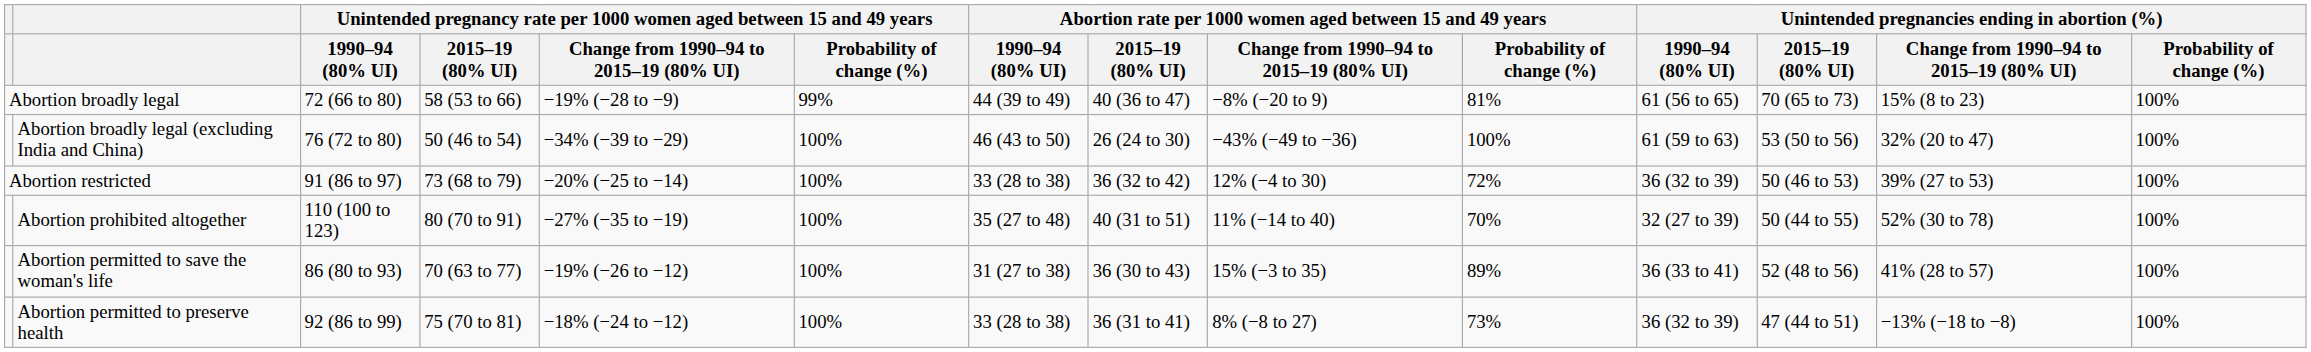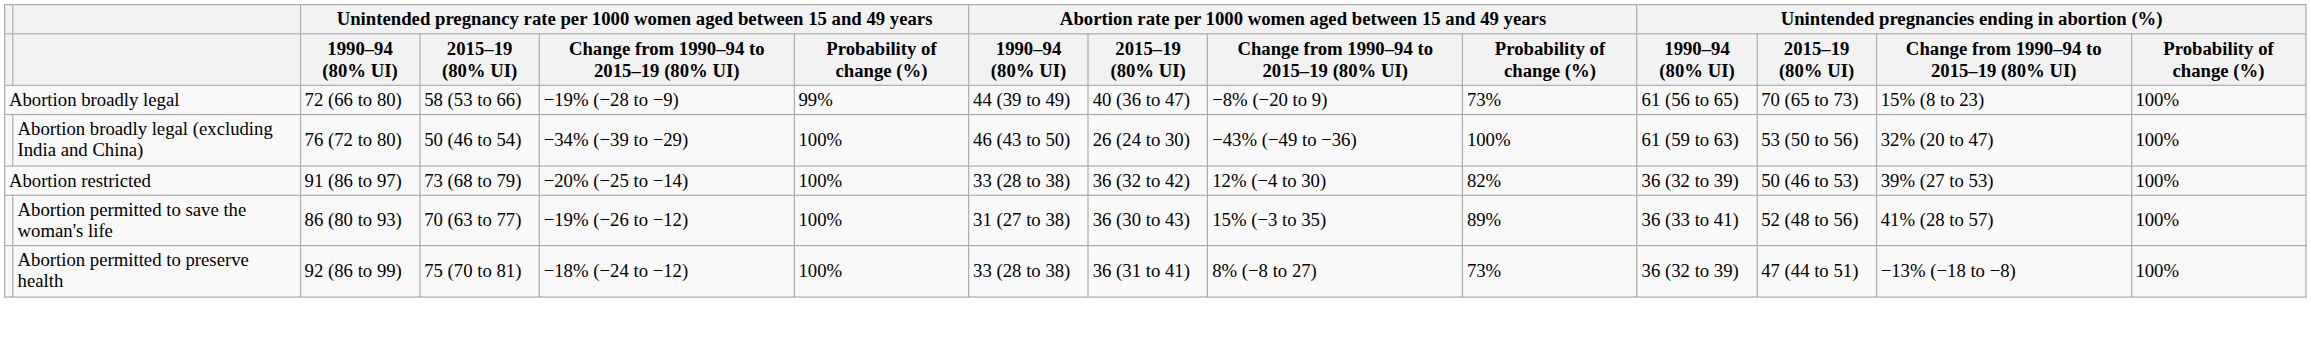(1484, 99) 81% -> (1484, 99) 73%
(1484, 180) 72% -> (1484, 180) 82%
- row: (132, 220)
